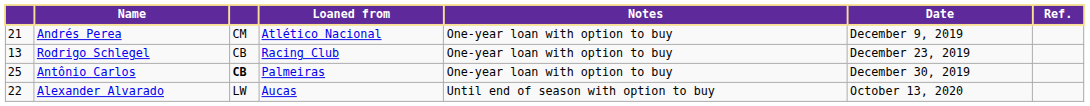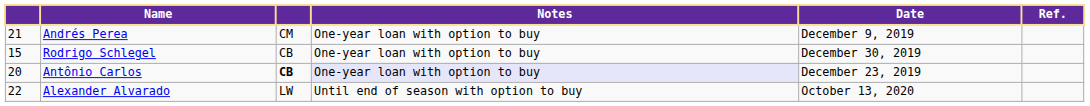- column: (351, 15)
(15, 54) 13 -> (15, 54) 15
(910, 54) December 23, 2019 -> (861, 54) December 30, 2019
(15, 73) 25 -> (15, 73) 20
(560, 73) no background -> (427, 73) lavender background
(910, 73) December 30, 2019 -> (861, 73) December 23, 2019
